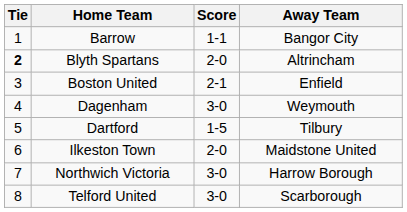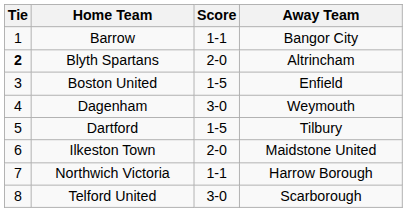(217, 83) 2-1 -> (217, 83) 1-5
(217, 173) 3-0 -> (217, 173) 1-1
